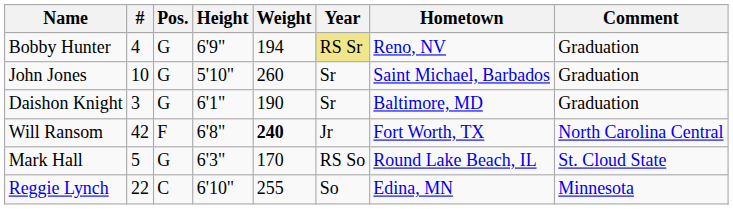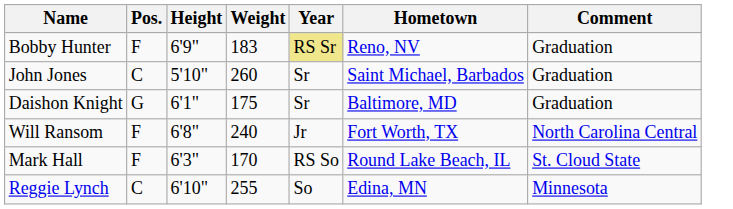- column: (140, 18)
(164, 47) G -> (136, 47) F
(270, 47) 194 -> (244, 47) 183
(164, 75) G -> (137, 75) C
(270, 103) 190 -> (244, 103) 175
(270, 132) bold -> (244, 132) normal
(164, 160) G -> (136, 160) F
